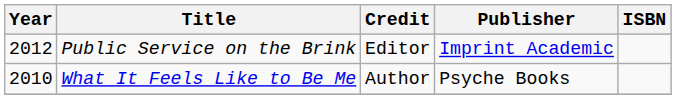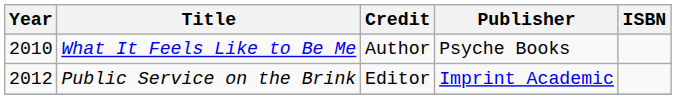rows swapped: (209, 79) <-> (209, 49)
